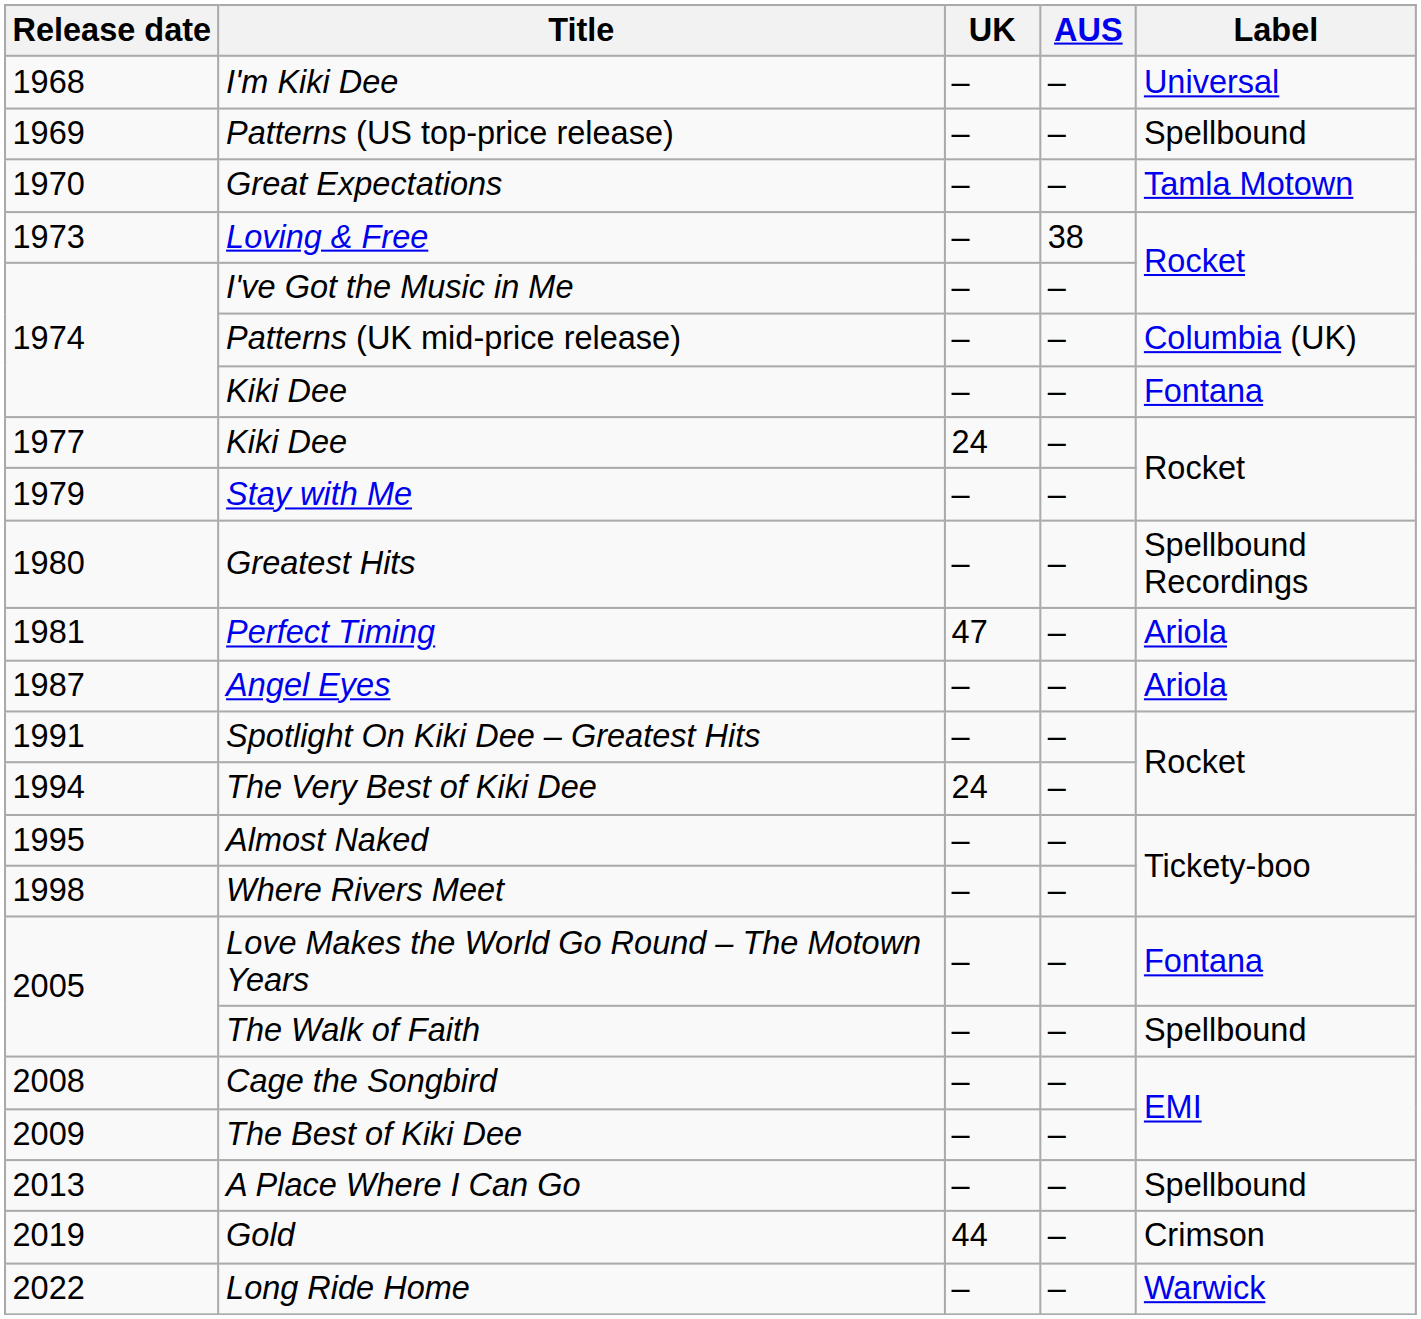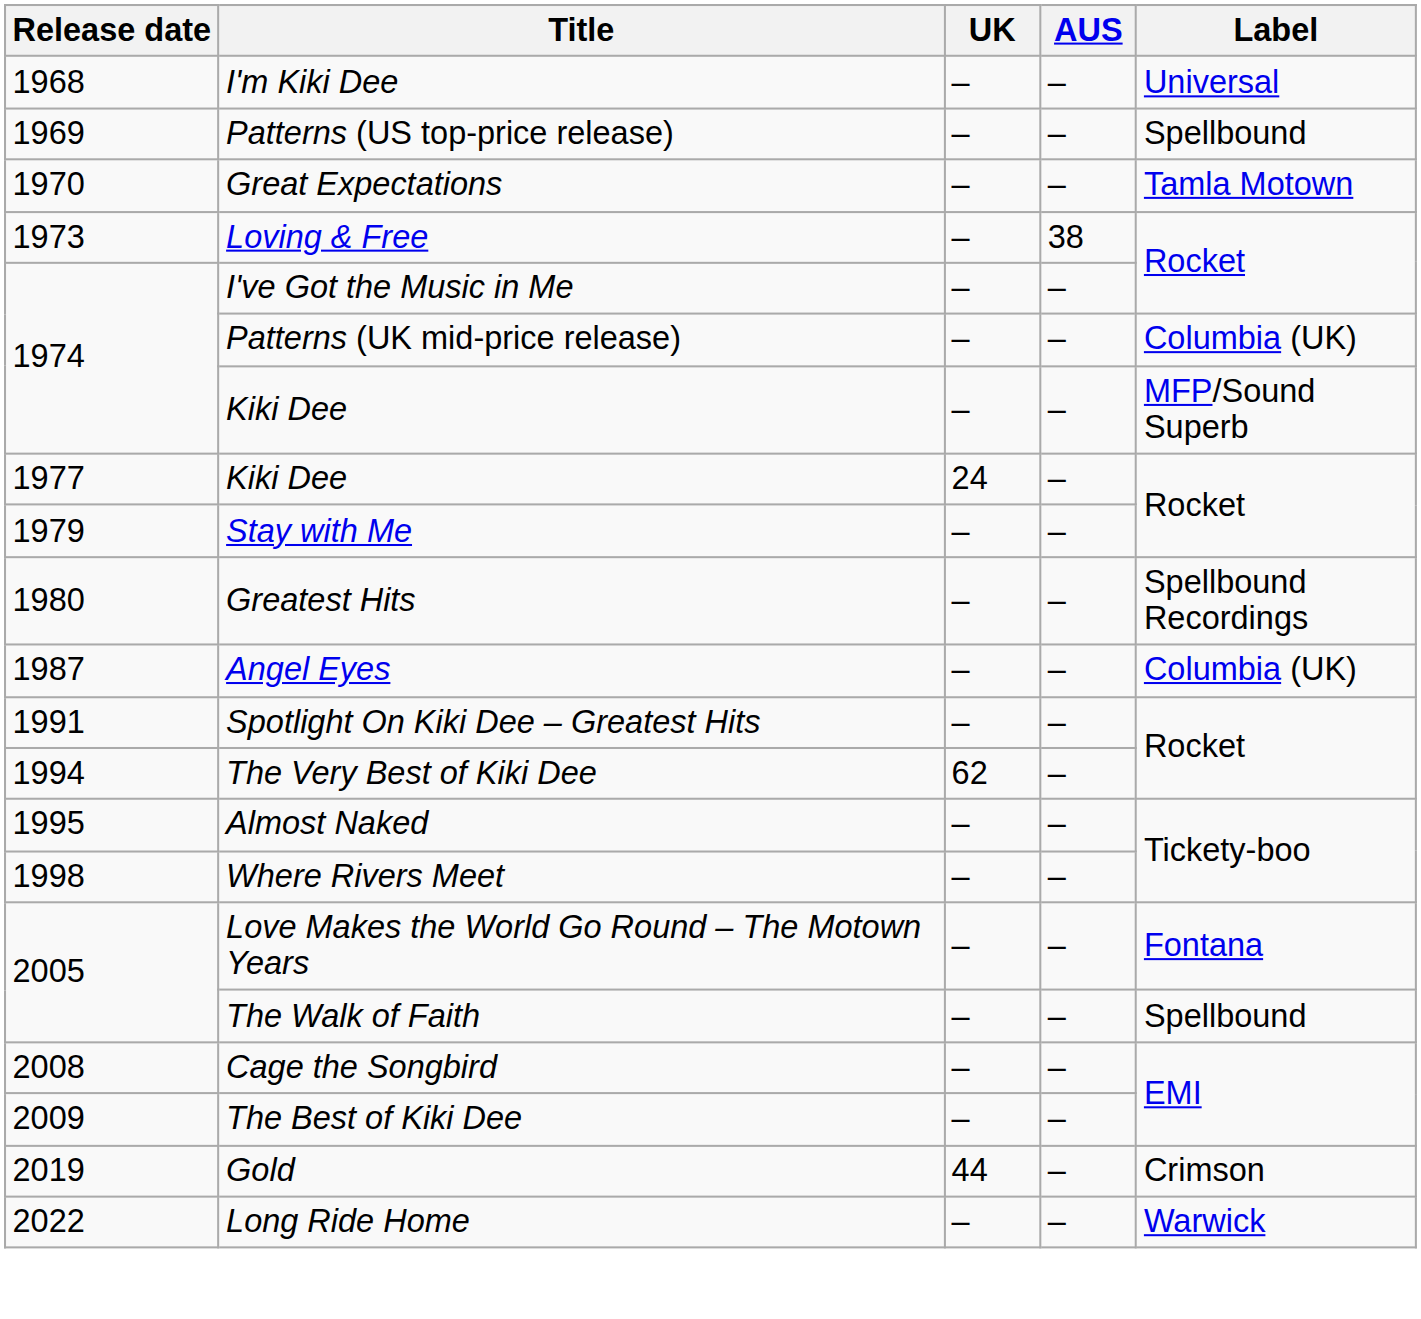(1204, 390) Fontana -> (1230, 409) MFP/Sound Superb
- row: (49, 633)
(1185, 684) Ariola -> (1250, 669) Columbia (UK)
(970, 787) 24 -> (970, 772) 62
- row: (49, 1185)
